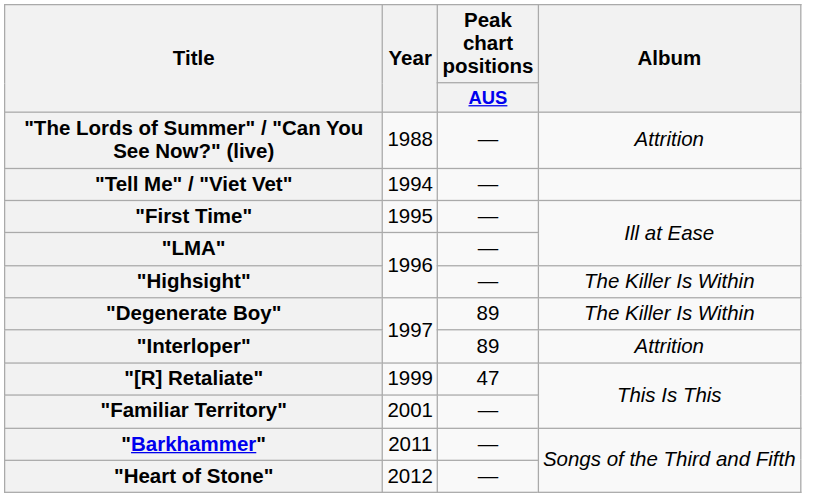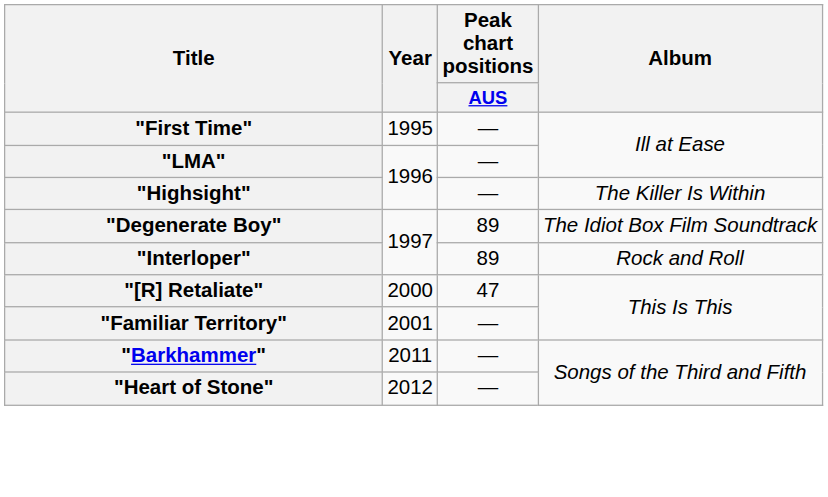- row: (194, 139)
- row: (194, 183)
(669, 313) The Killer Is Within -> (680, 225) The Idiot Box Film Soundtrack
(669, 346) Attrition -> (680, 258) Rock and Roll
(410, 378) 1999 -> (410, 290) 2000
